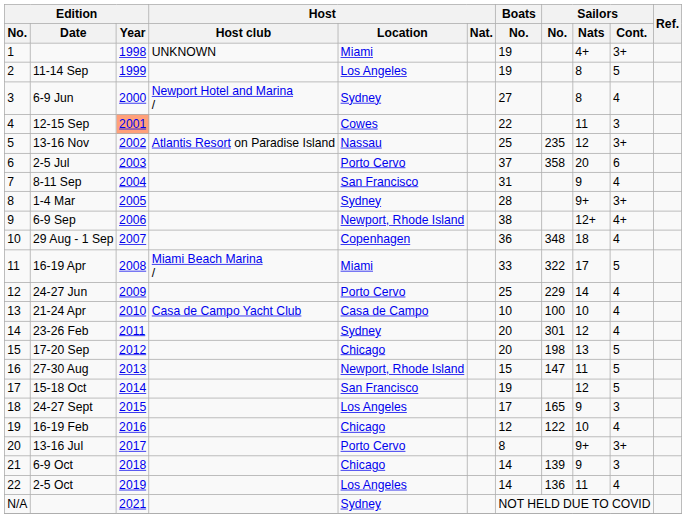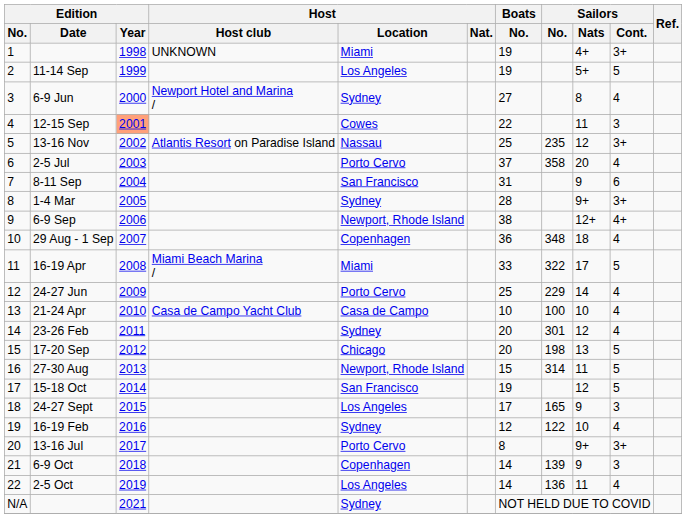(579, 71) 8 -> (582, 71) 5+
(616, 162) 6 -> (616, 162) 4
(616, 182) 4 -> (616, 182) 6
(555, 369) 147 -> (555, 369) 314
(363, 427) Chicago -> (361, 427) Sydney
(363, 465) Chicago -> (375, 465) Copenhagen
